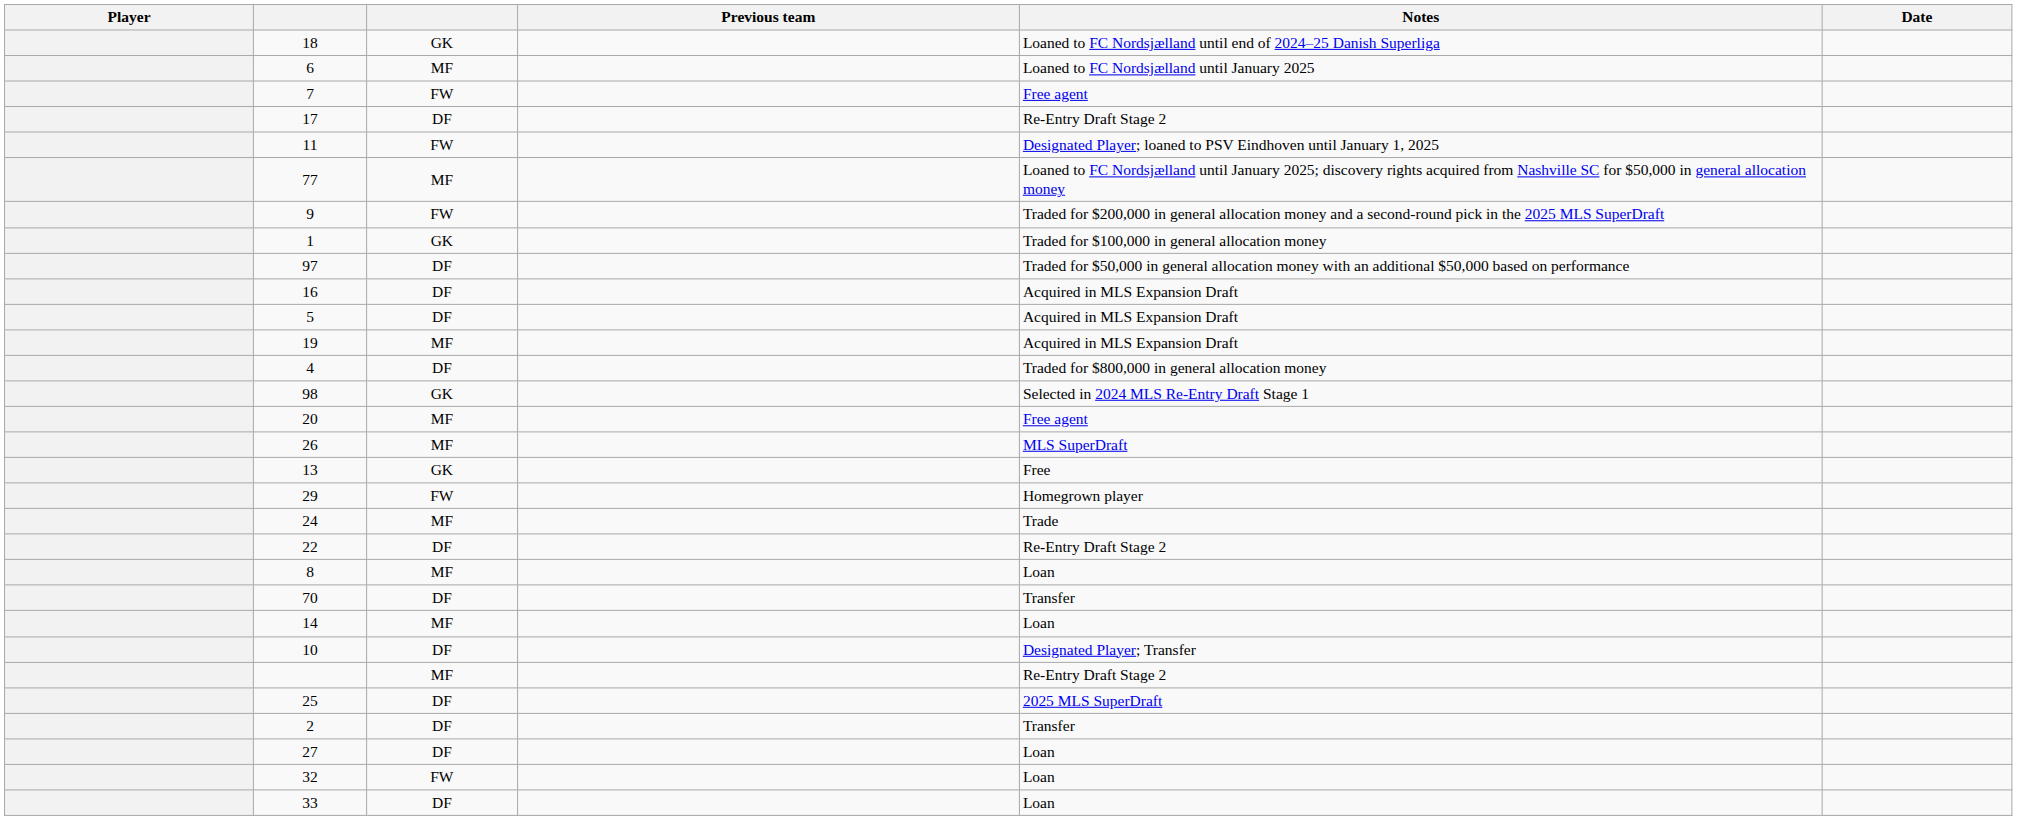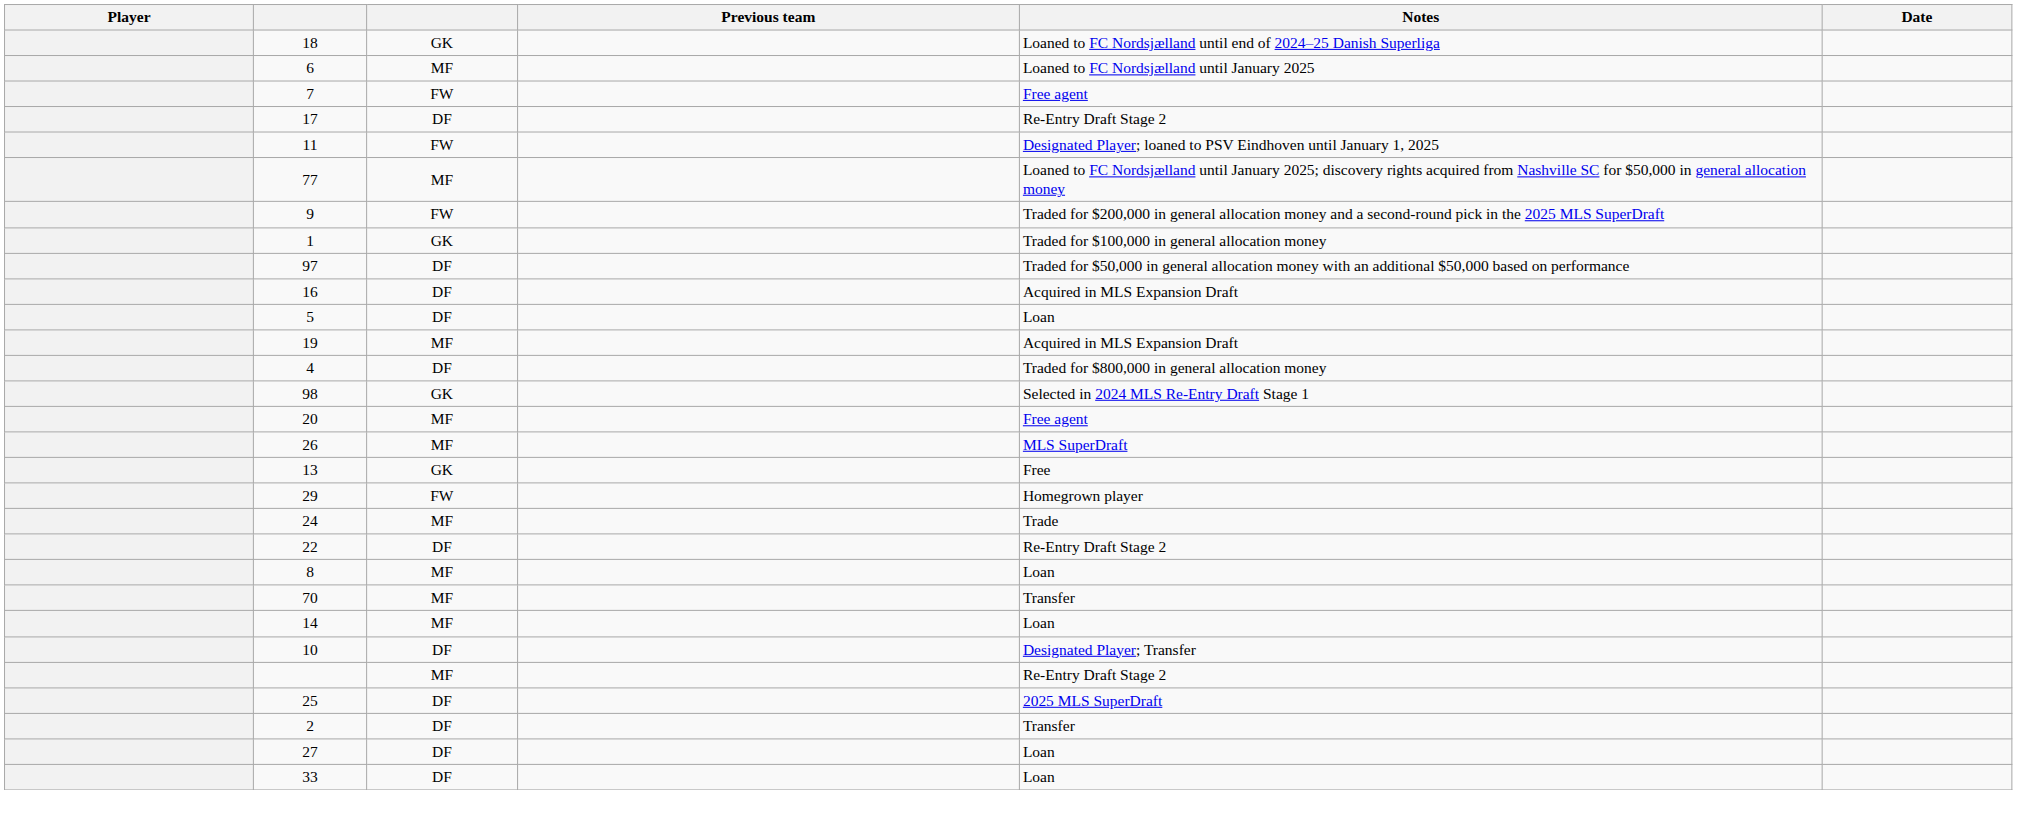(1130, 317) Acquired in MLS Expansion Draft -> (1039, 317) Loan
(442, 598) DF -> (442, 598) MF
- row: (310, 777)
